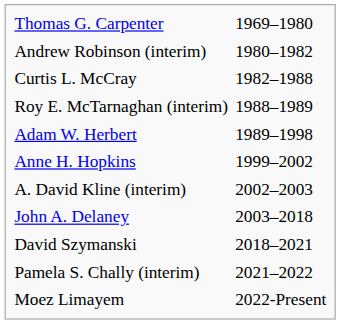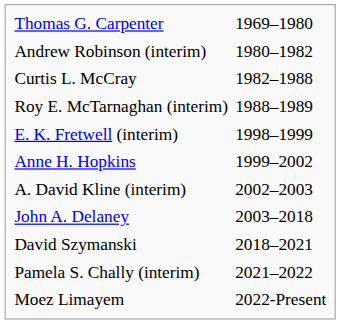- row: (76, 133)
+ row: (96, 133)
